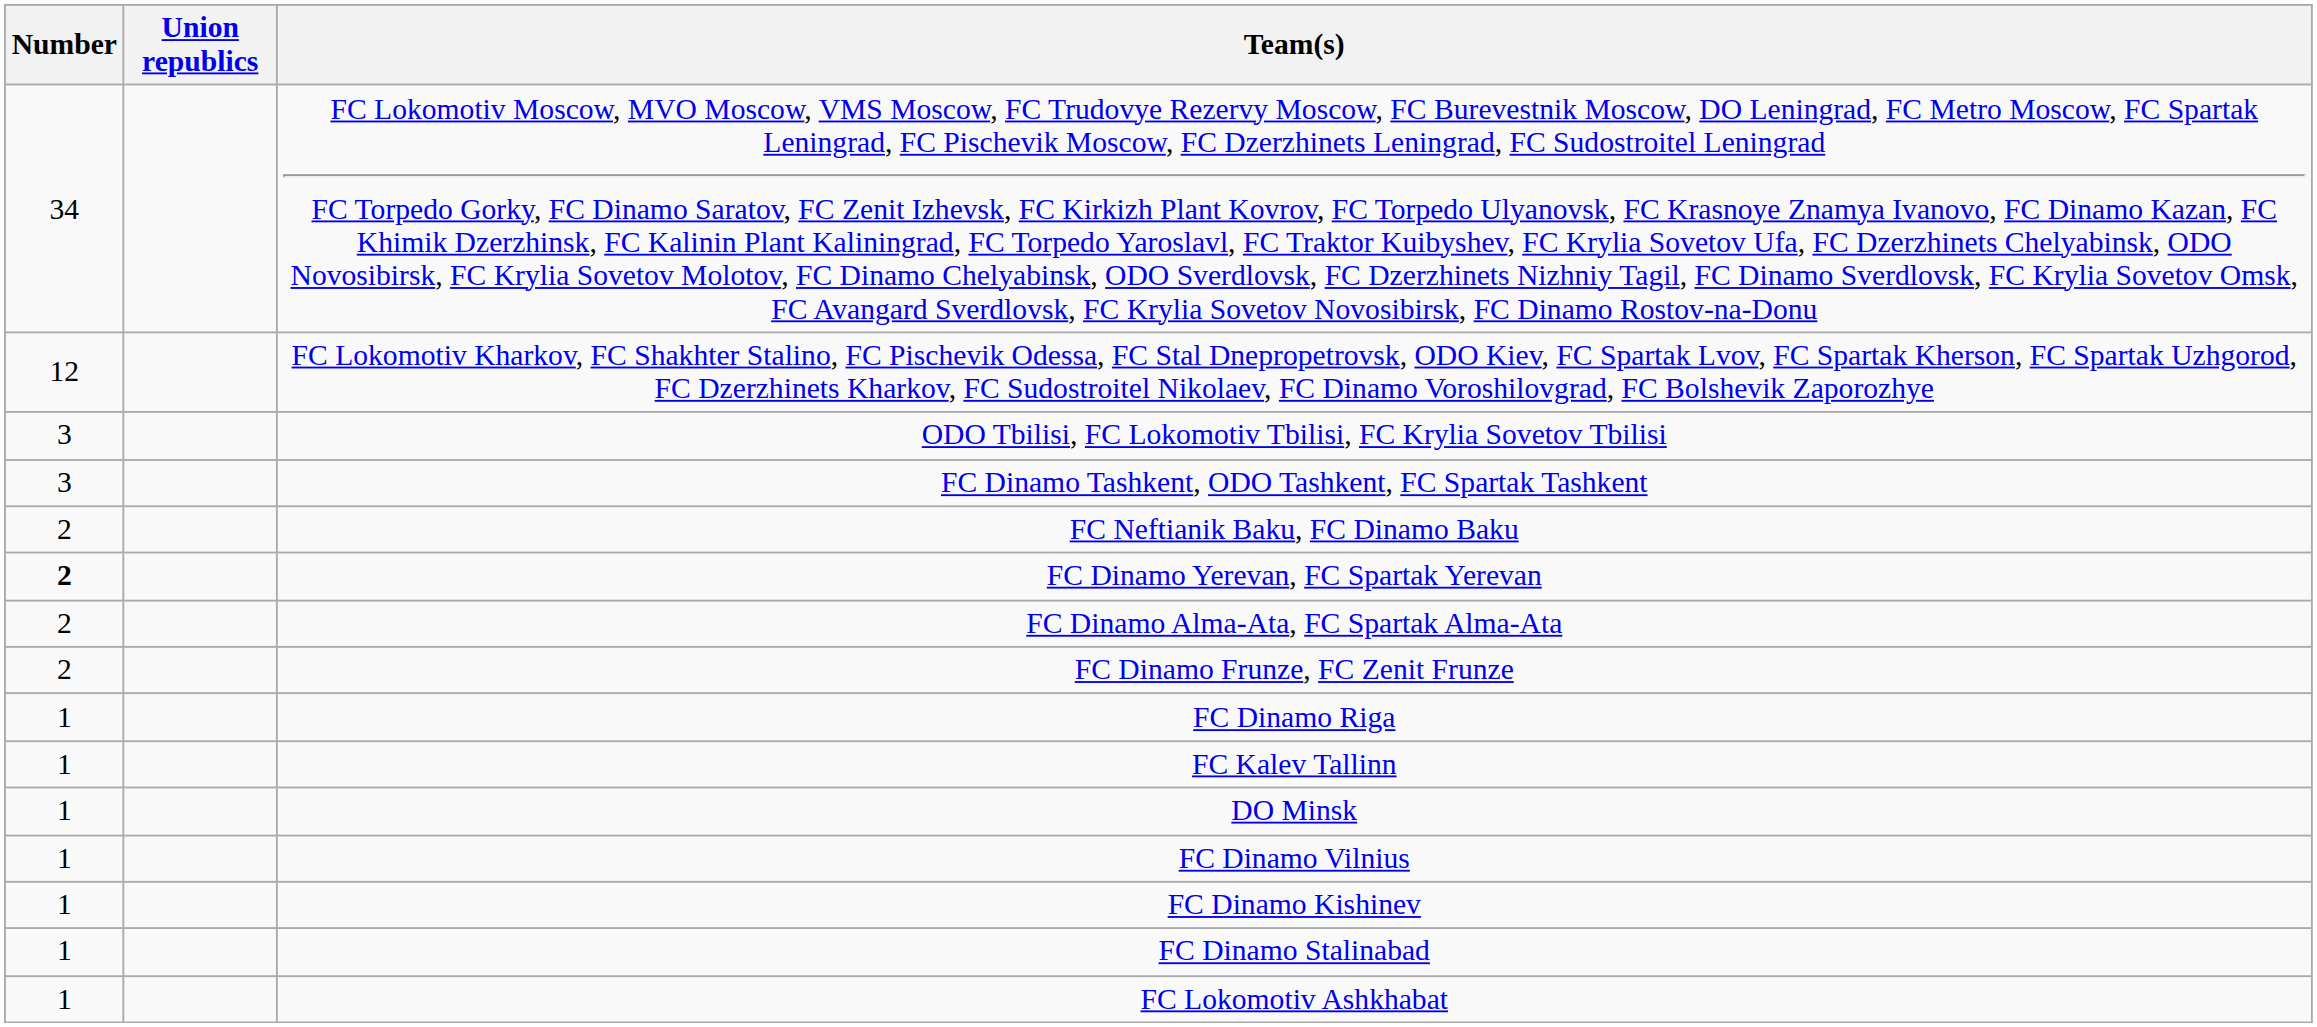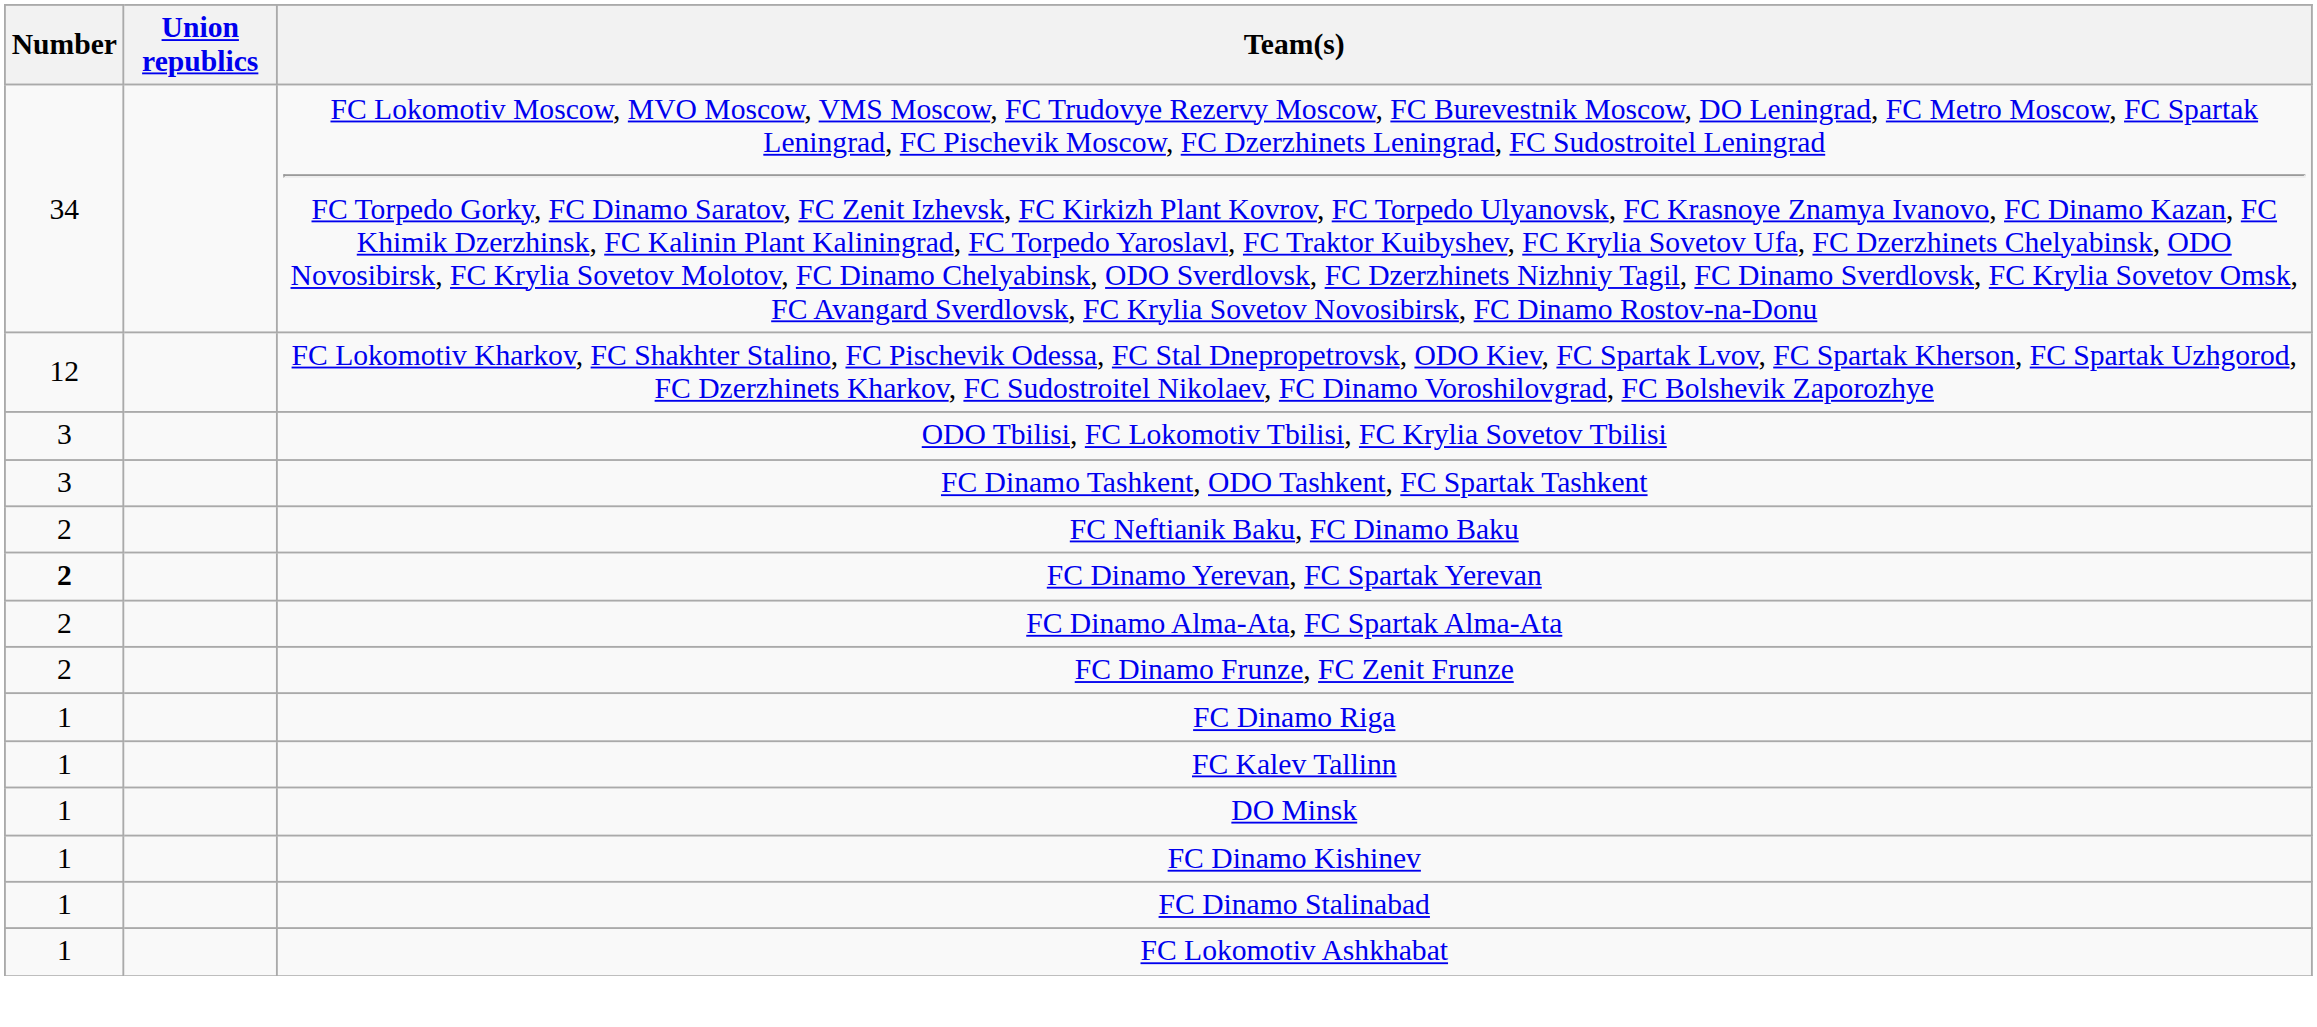- row: (1294, 857)
